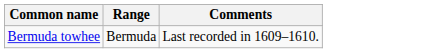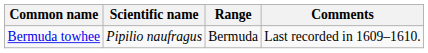+ column: (154, 15)
